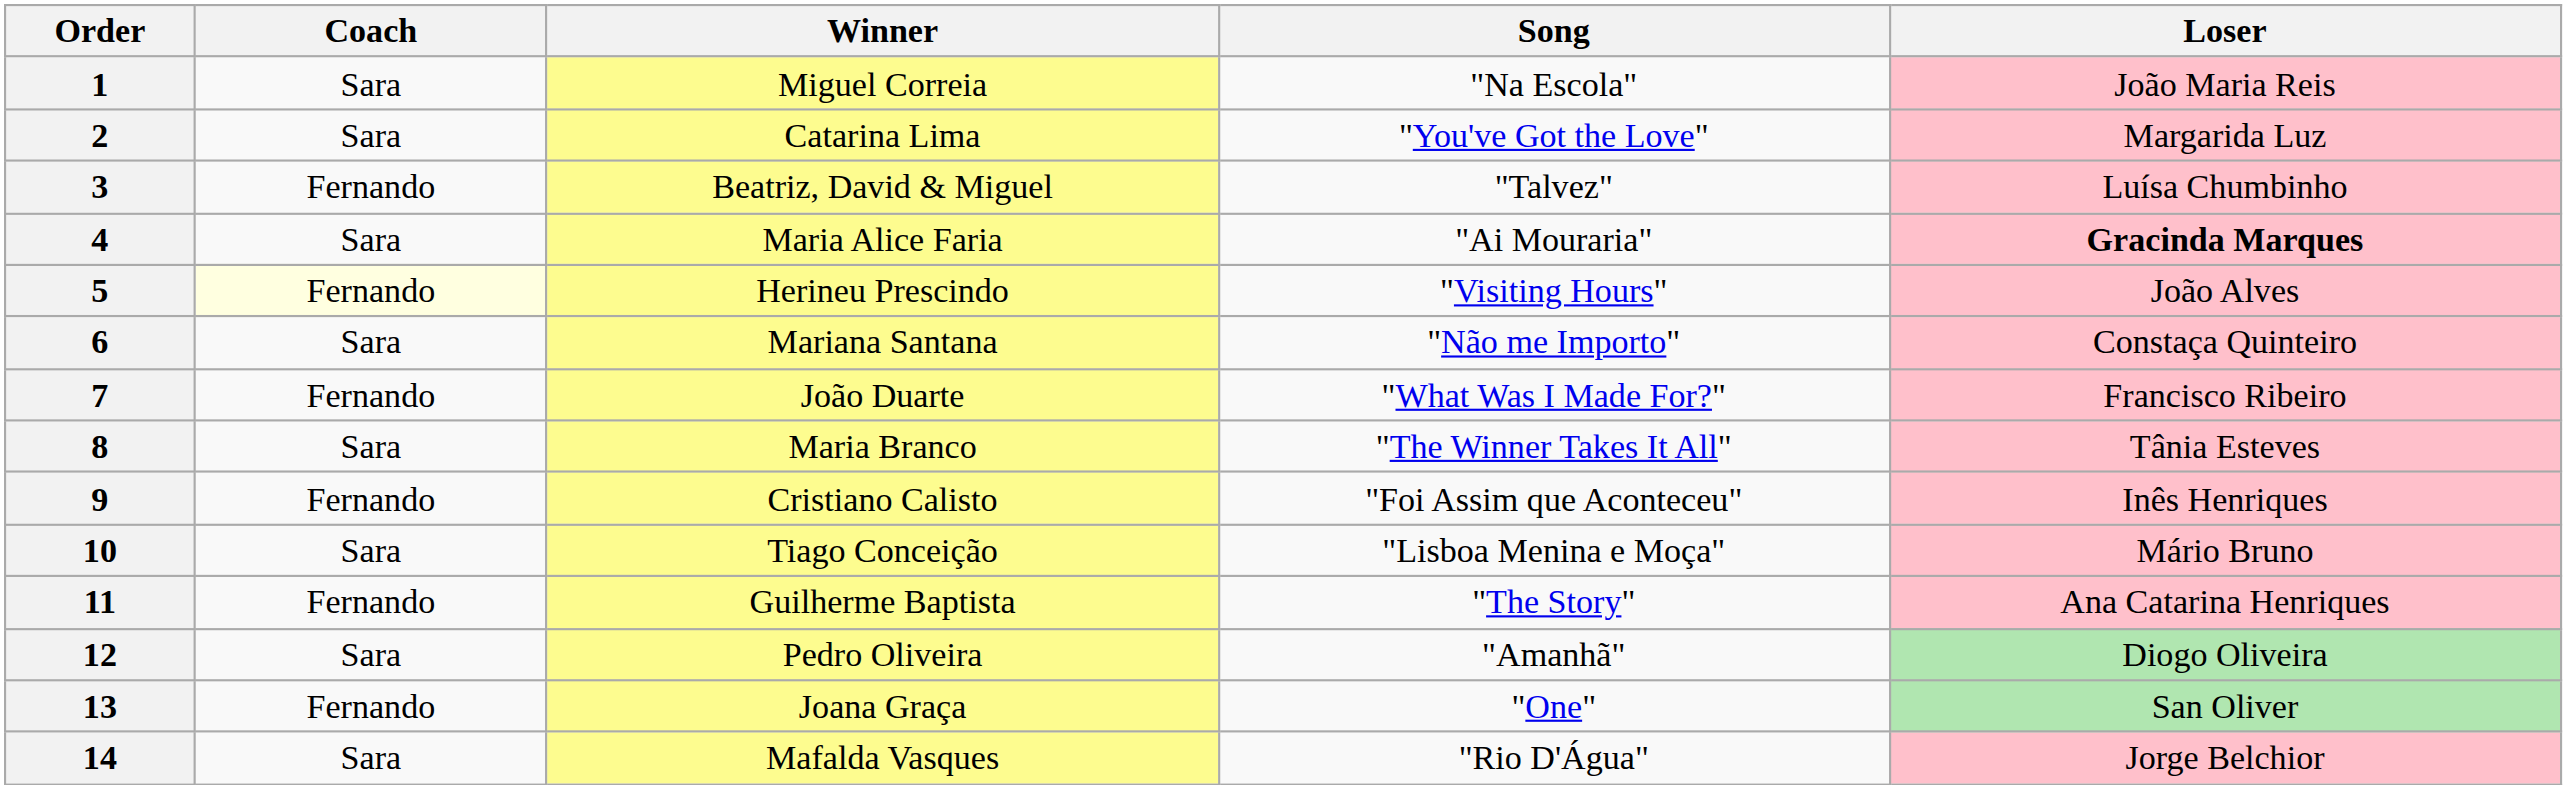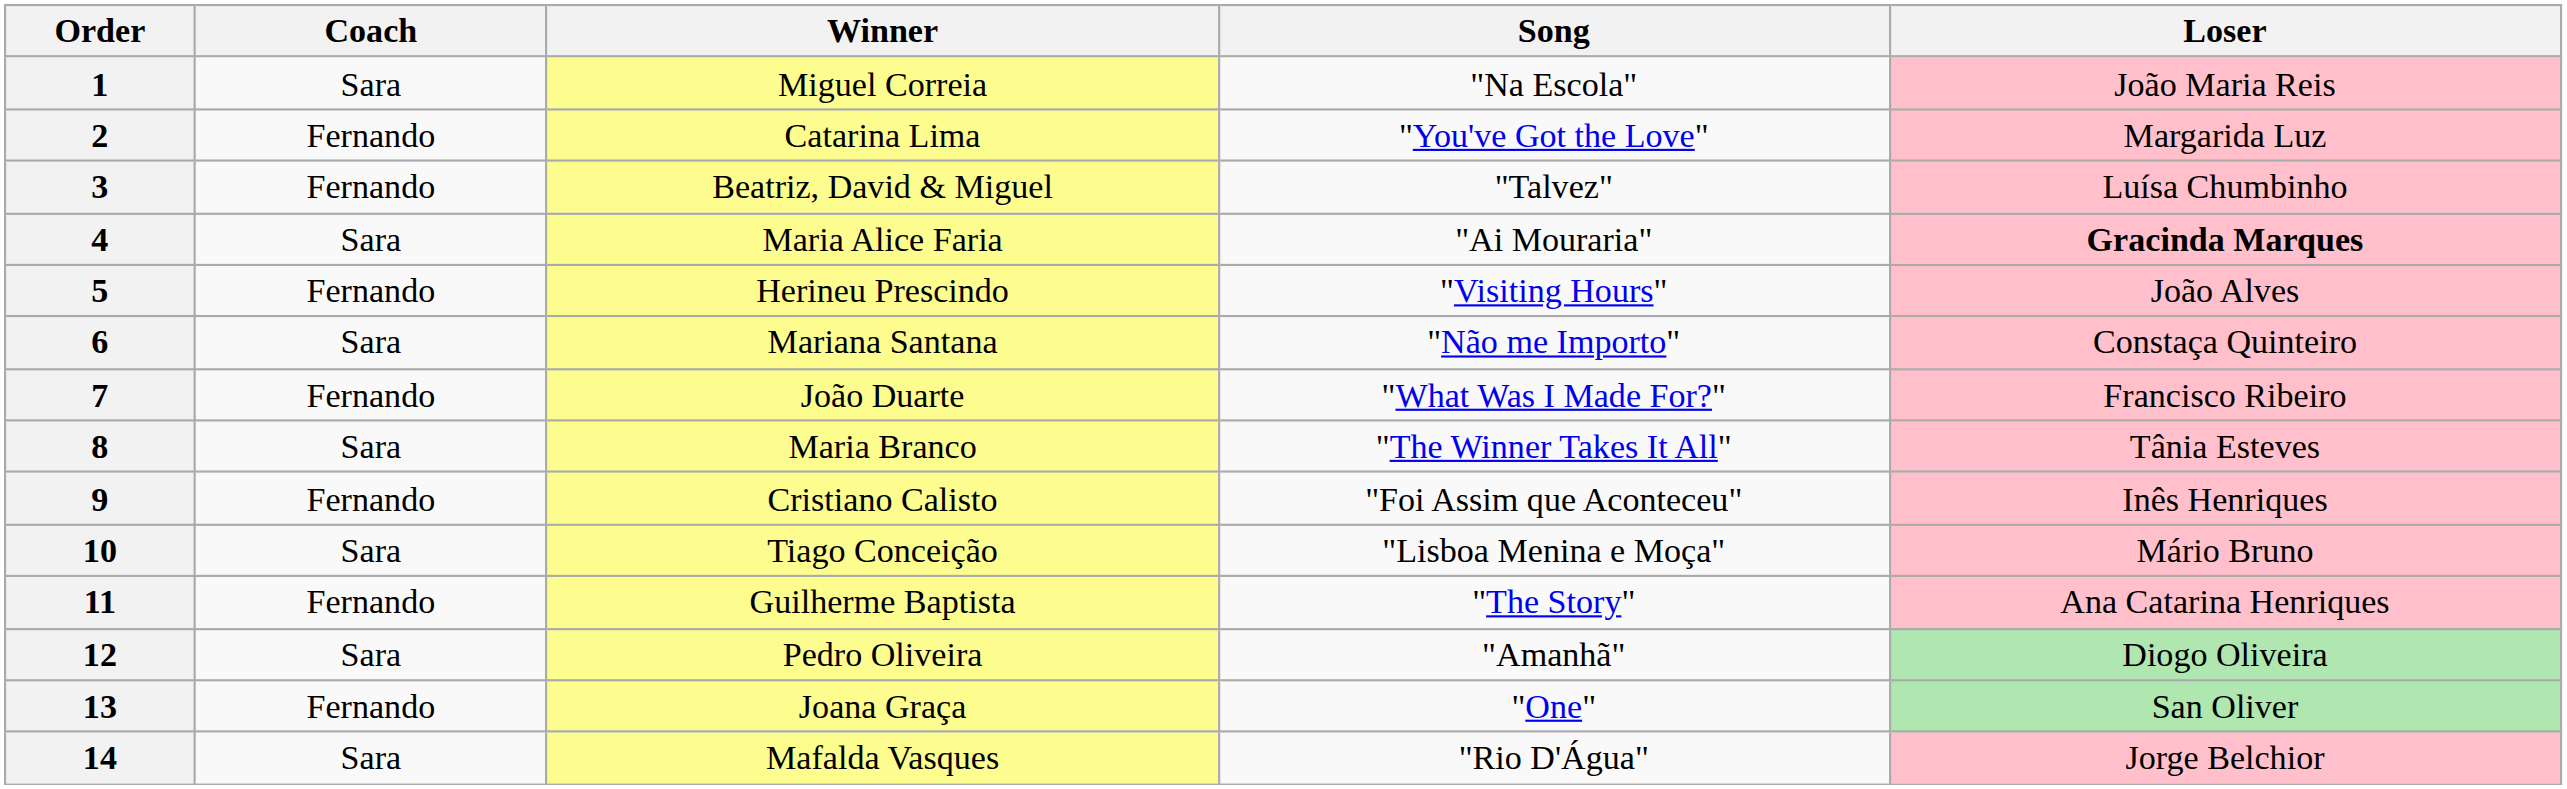(371, 135) Sara -> (371, 135) Fernando
(371, 291) lightyellow background -> (371, 291) no background
